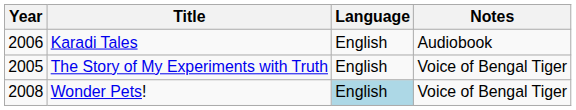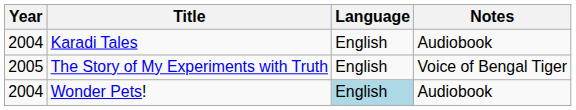(26, 42) 2006 -> (26, 42) 2004
(26, 92) 2008 -> (26, 92) 2004
(492, 92) Voice of Bengal Tiger -> (455, 92) Audiobook
